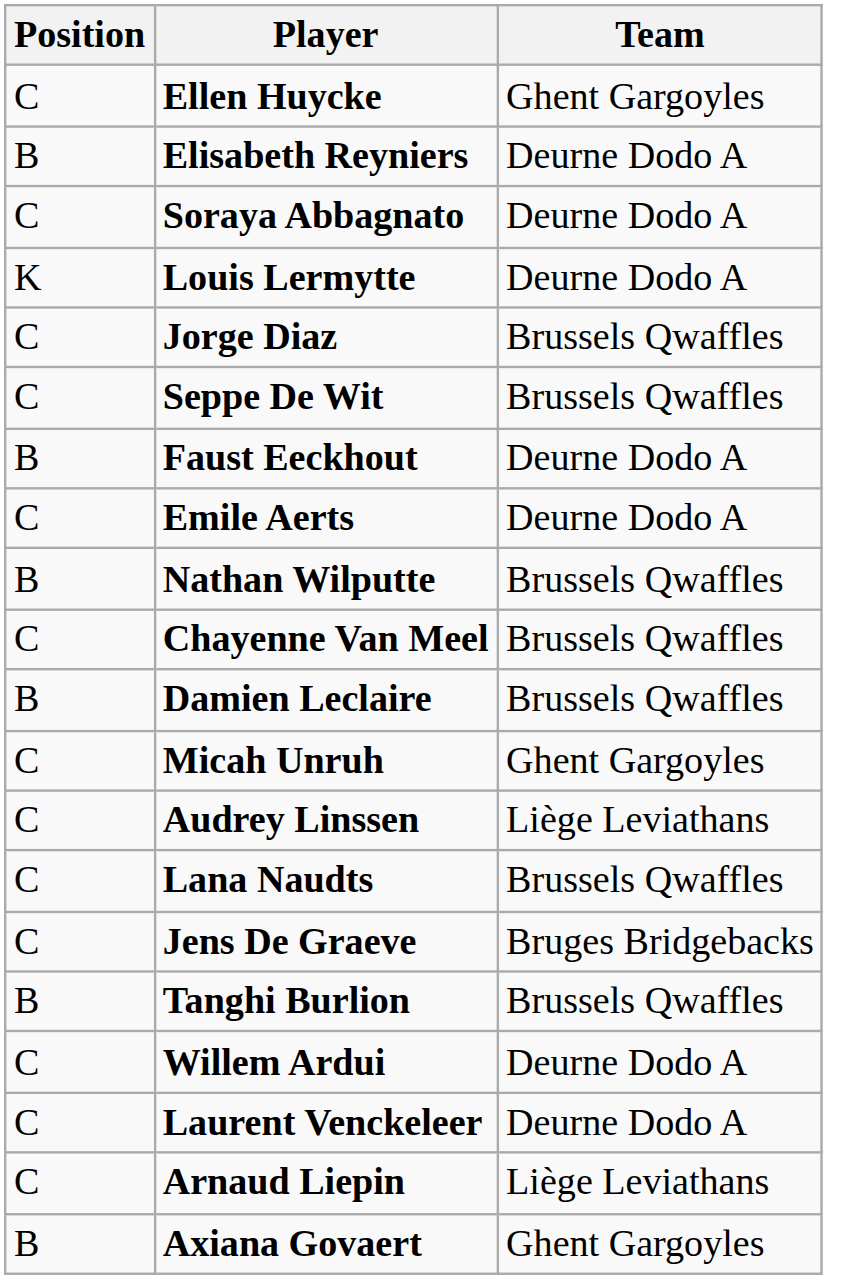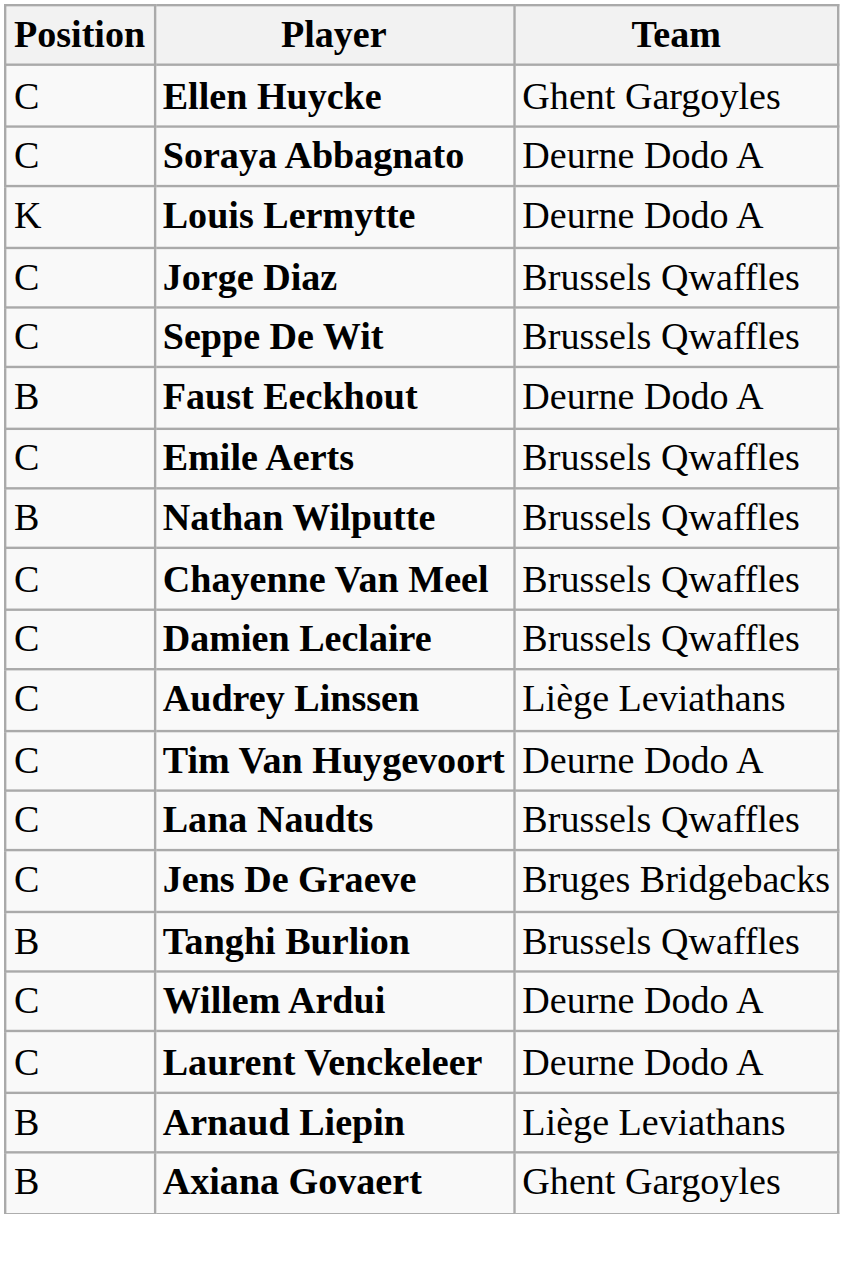- row: (316, 155)
(627, 517) Deurne Dodo A -> (661, 457) Brussels Qwaffles
(27, 699) B -> (27, 638) C
- row: (273, 759)
+ row: (334, 759)
(27, 1182) C -> (27, 1121) B
